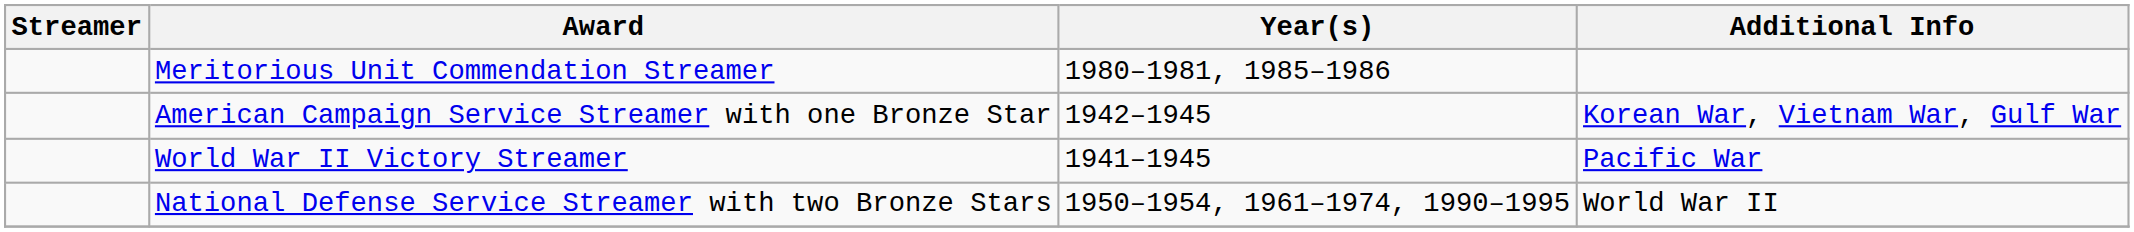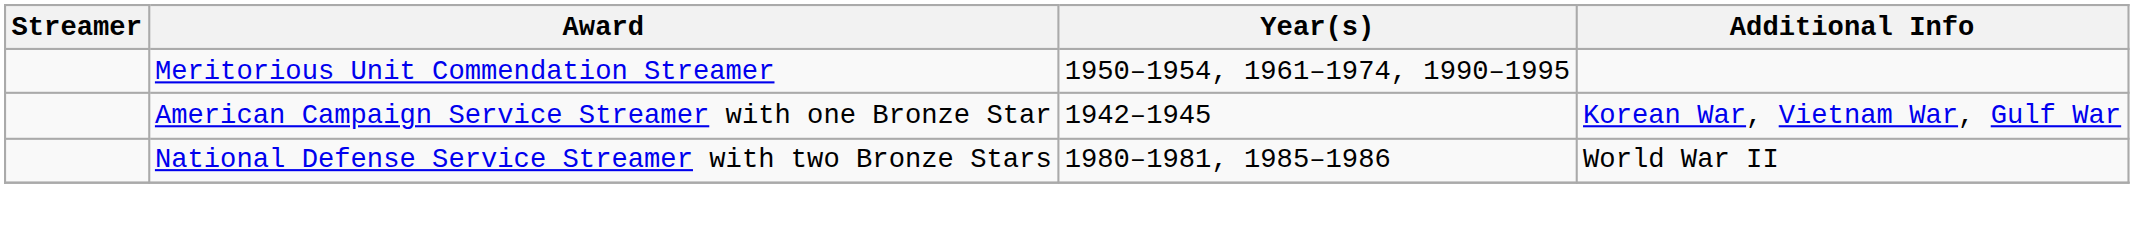(1228, 71) 1980–1981, 1985–1986 -> (1317, 71) 1950–1954, 1961–1974, 1990–1995
- row: (391, 160)
(1317, 204) 1950–1954, 1961–1974, 1990–1995 -> (1228, 160) 1980–1981, 1985–1986
